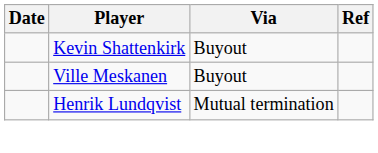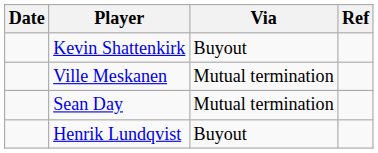(220, 76) Buyout -> (264, 76) Mutual termination
+ row: (88, 104)
(264, 104) Mutual termination -> (220, 133) Buyout
